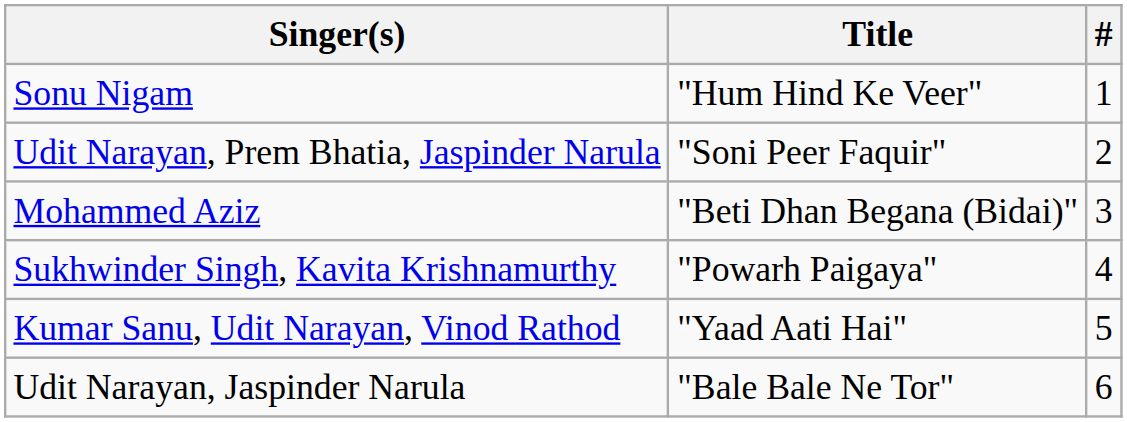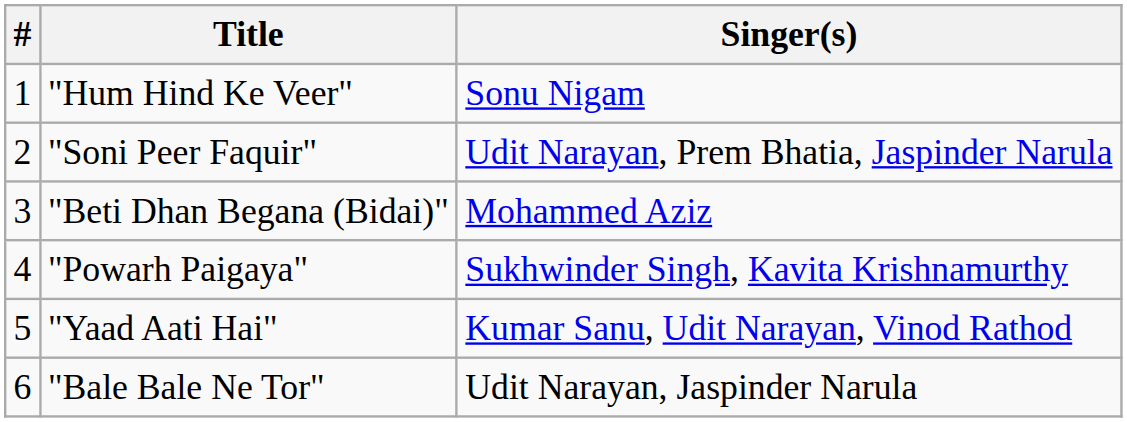columns swapped: (1104, 34) <-> (337, 34)
